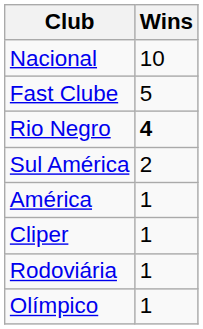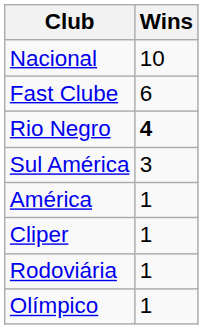(146, 93) 5 -> (146, 93) 6
(146, 164) 2 -> (146, 164) 3
